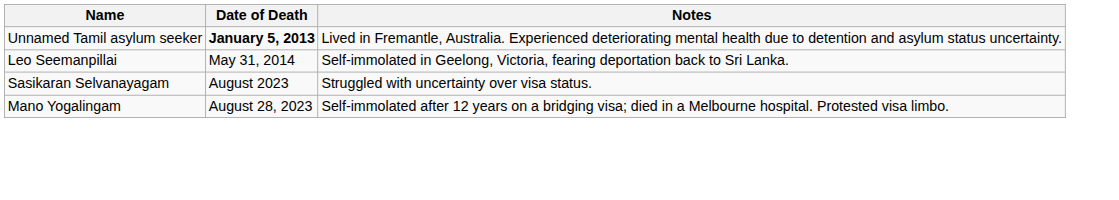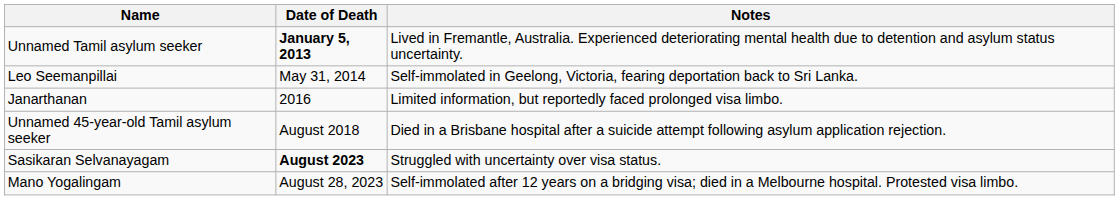+ row: (47, 99)
+ row: (120, 130)
(249, 83) normal -> (322, 160) bold
